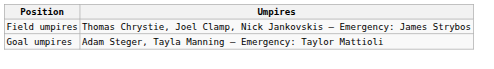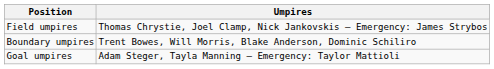+ row: (50, 41)
